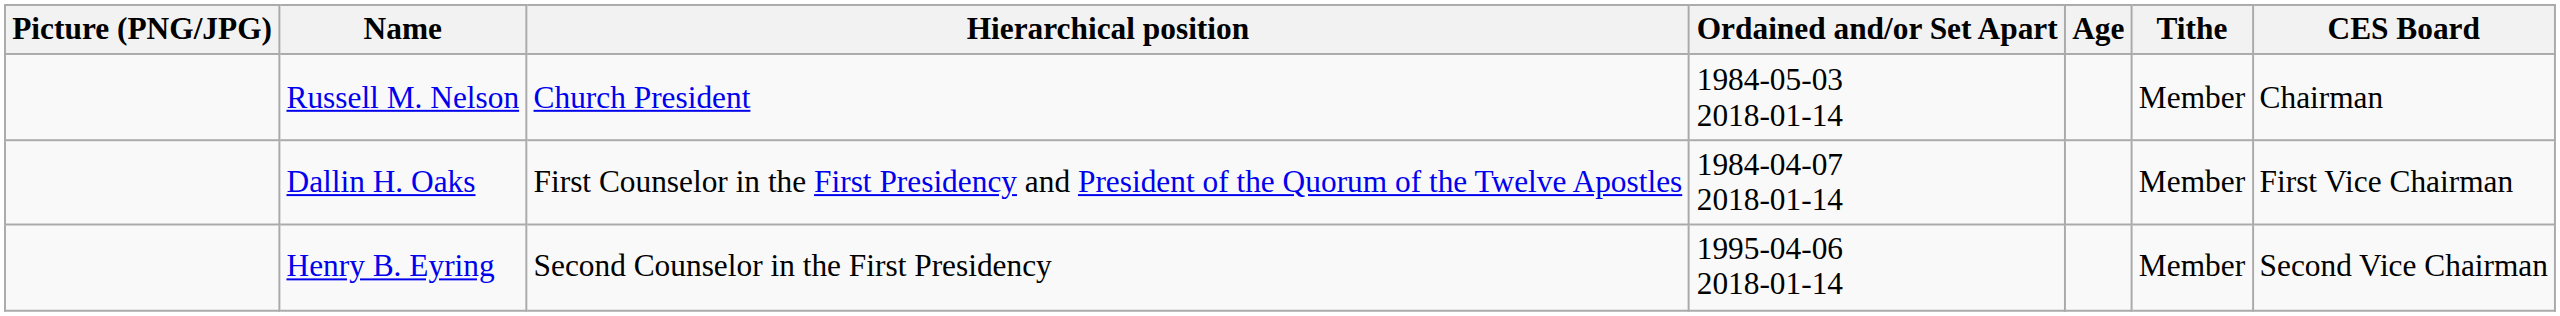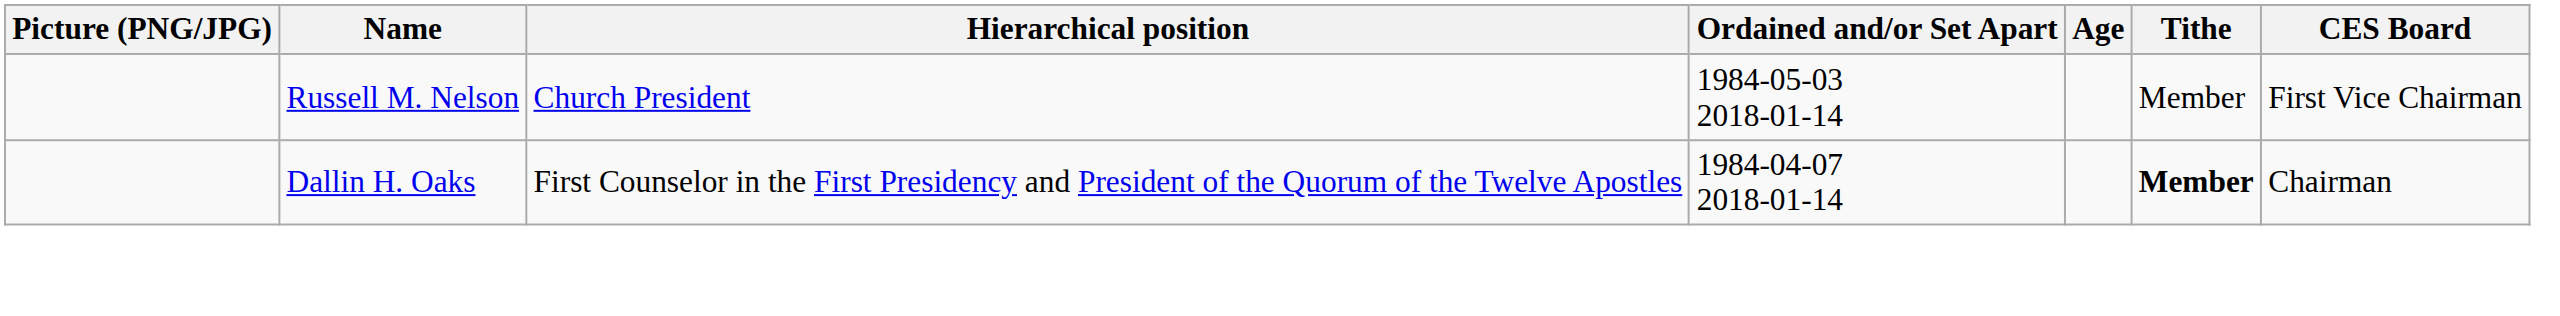(2321, 96) Chairman -> (2395, 96) First Vice Chairman
(2192, 181) normal -> (2196, 181) bold
(2386, 181) First Vice Chairman -> (2330, 181) Chairman
- row: (391, 266)
